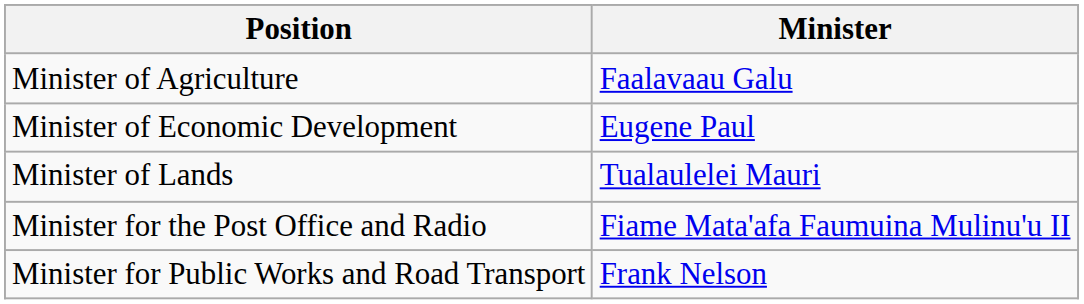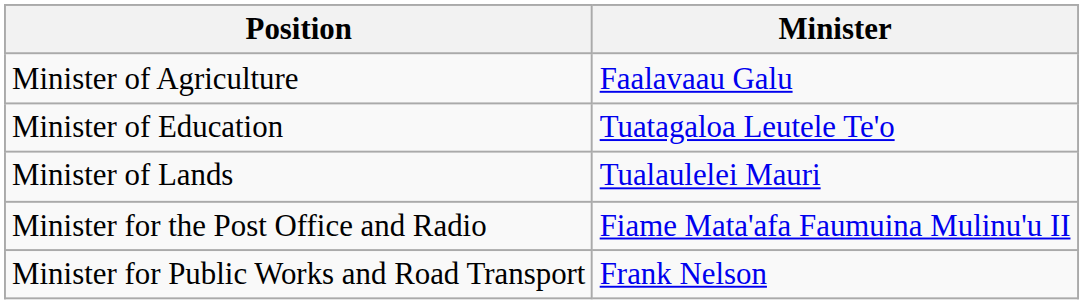- row: (235, 126)
+ row: (148, 126)
